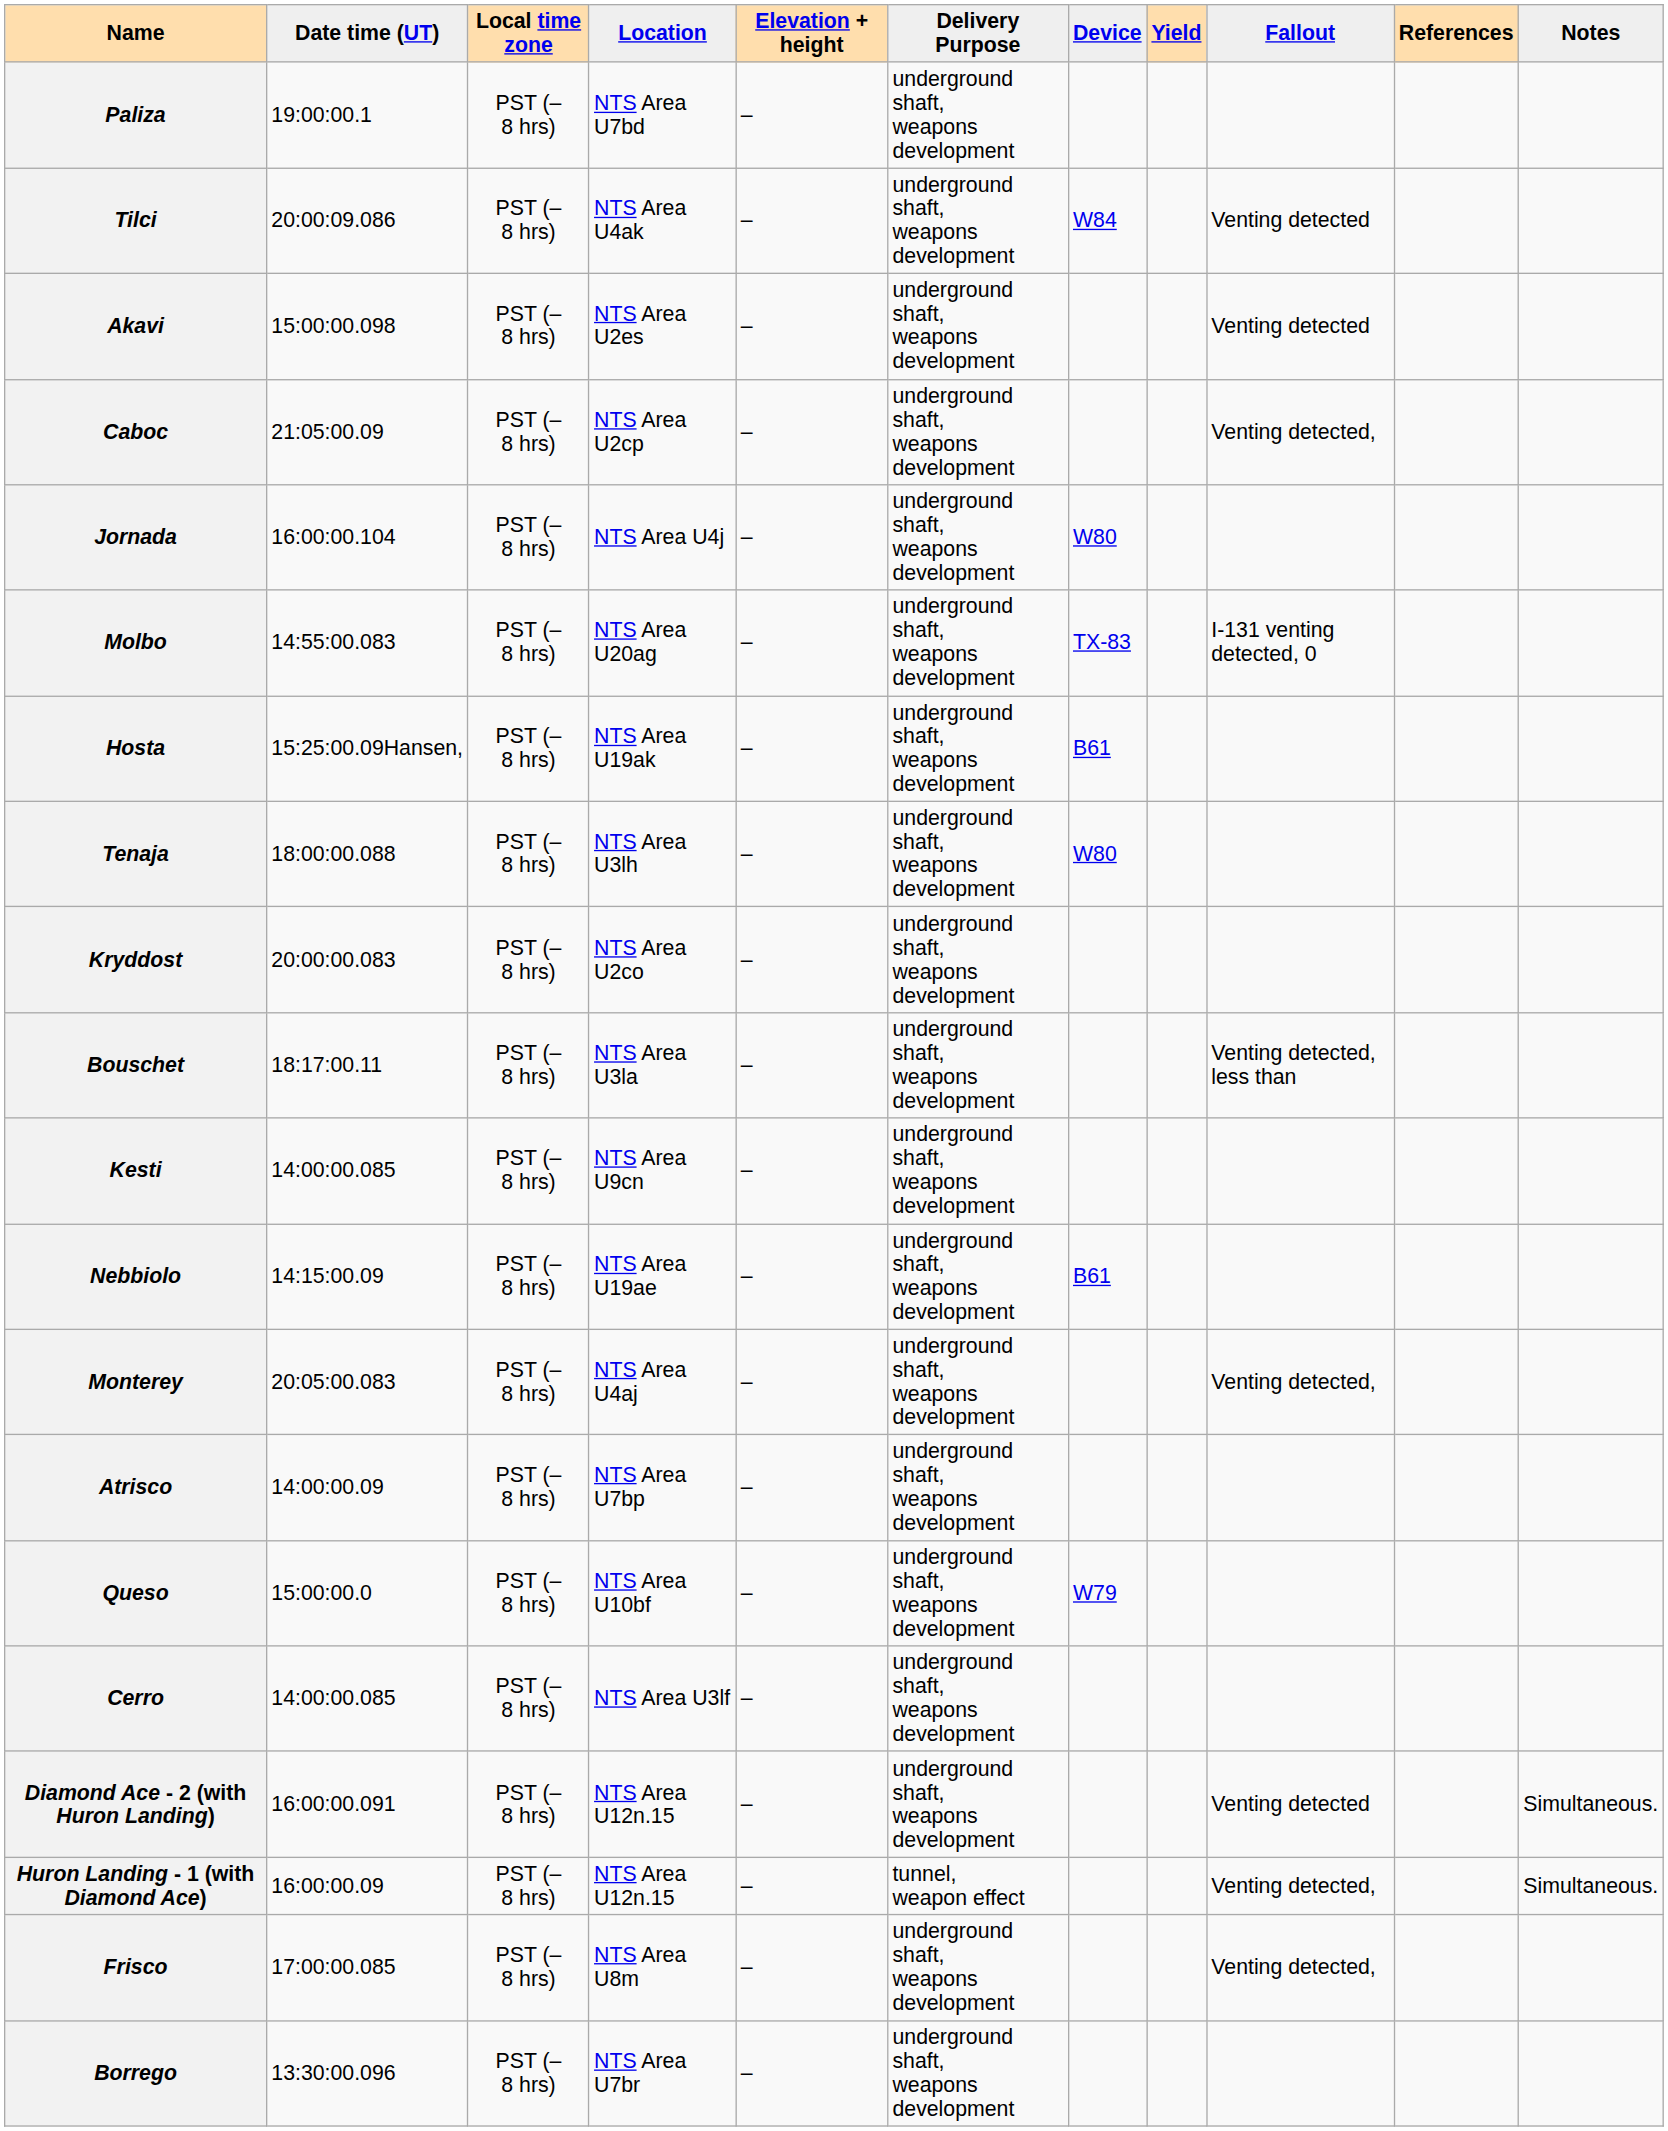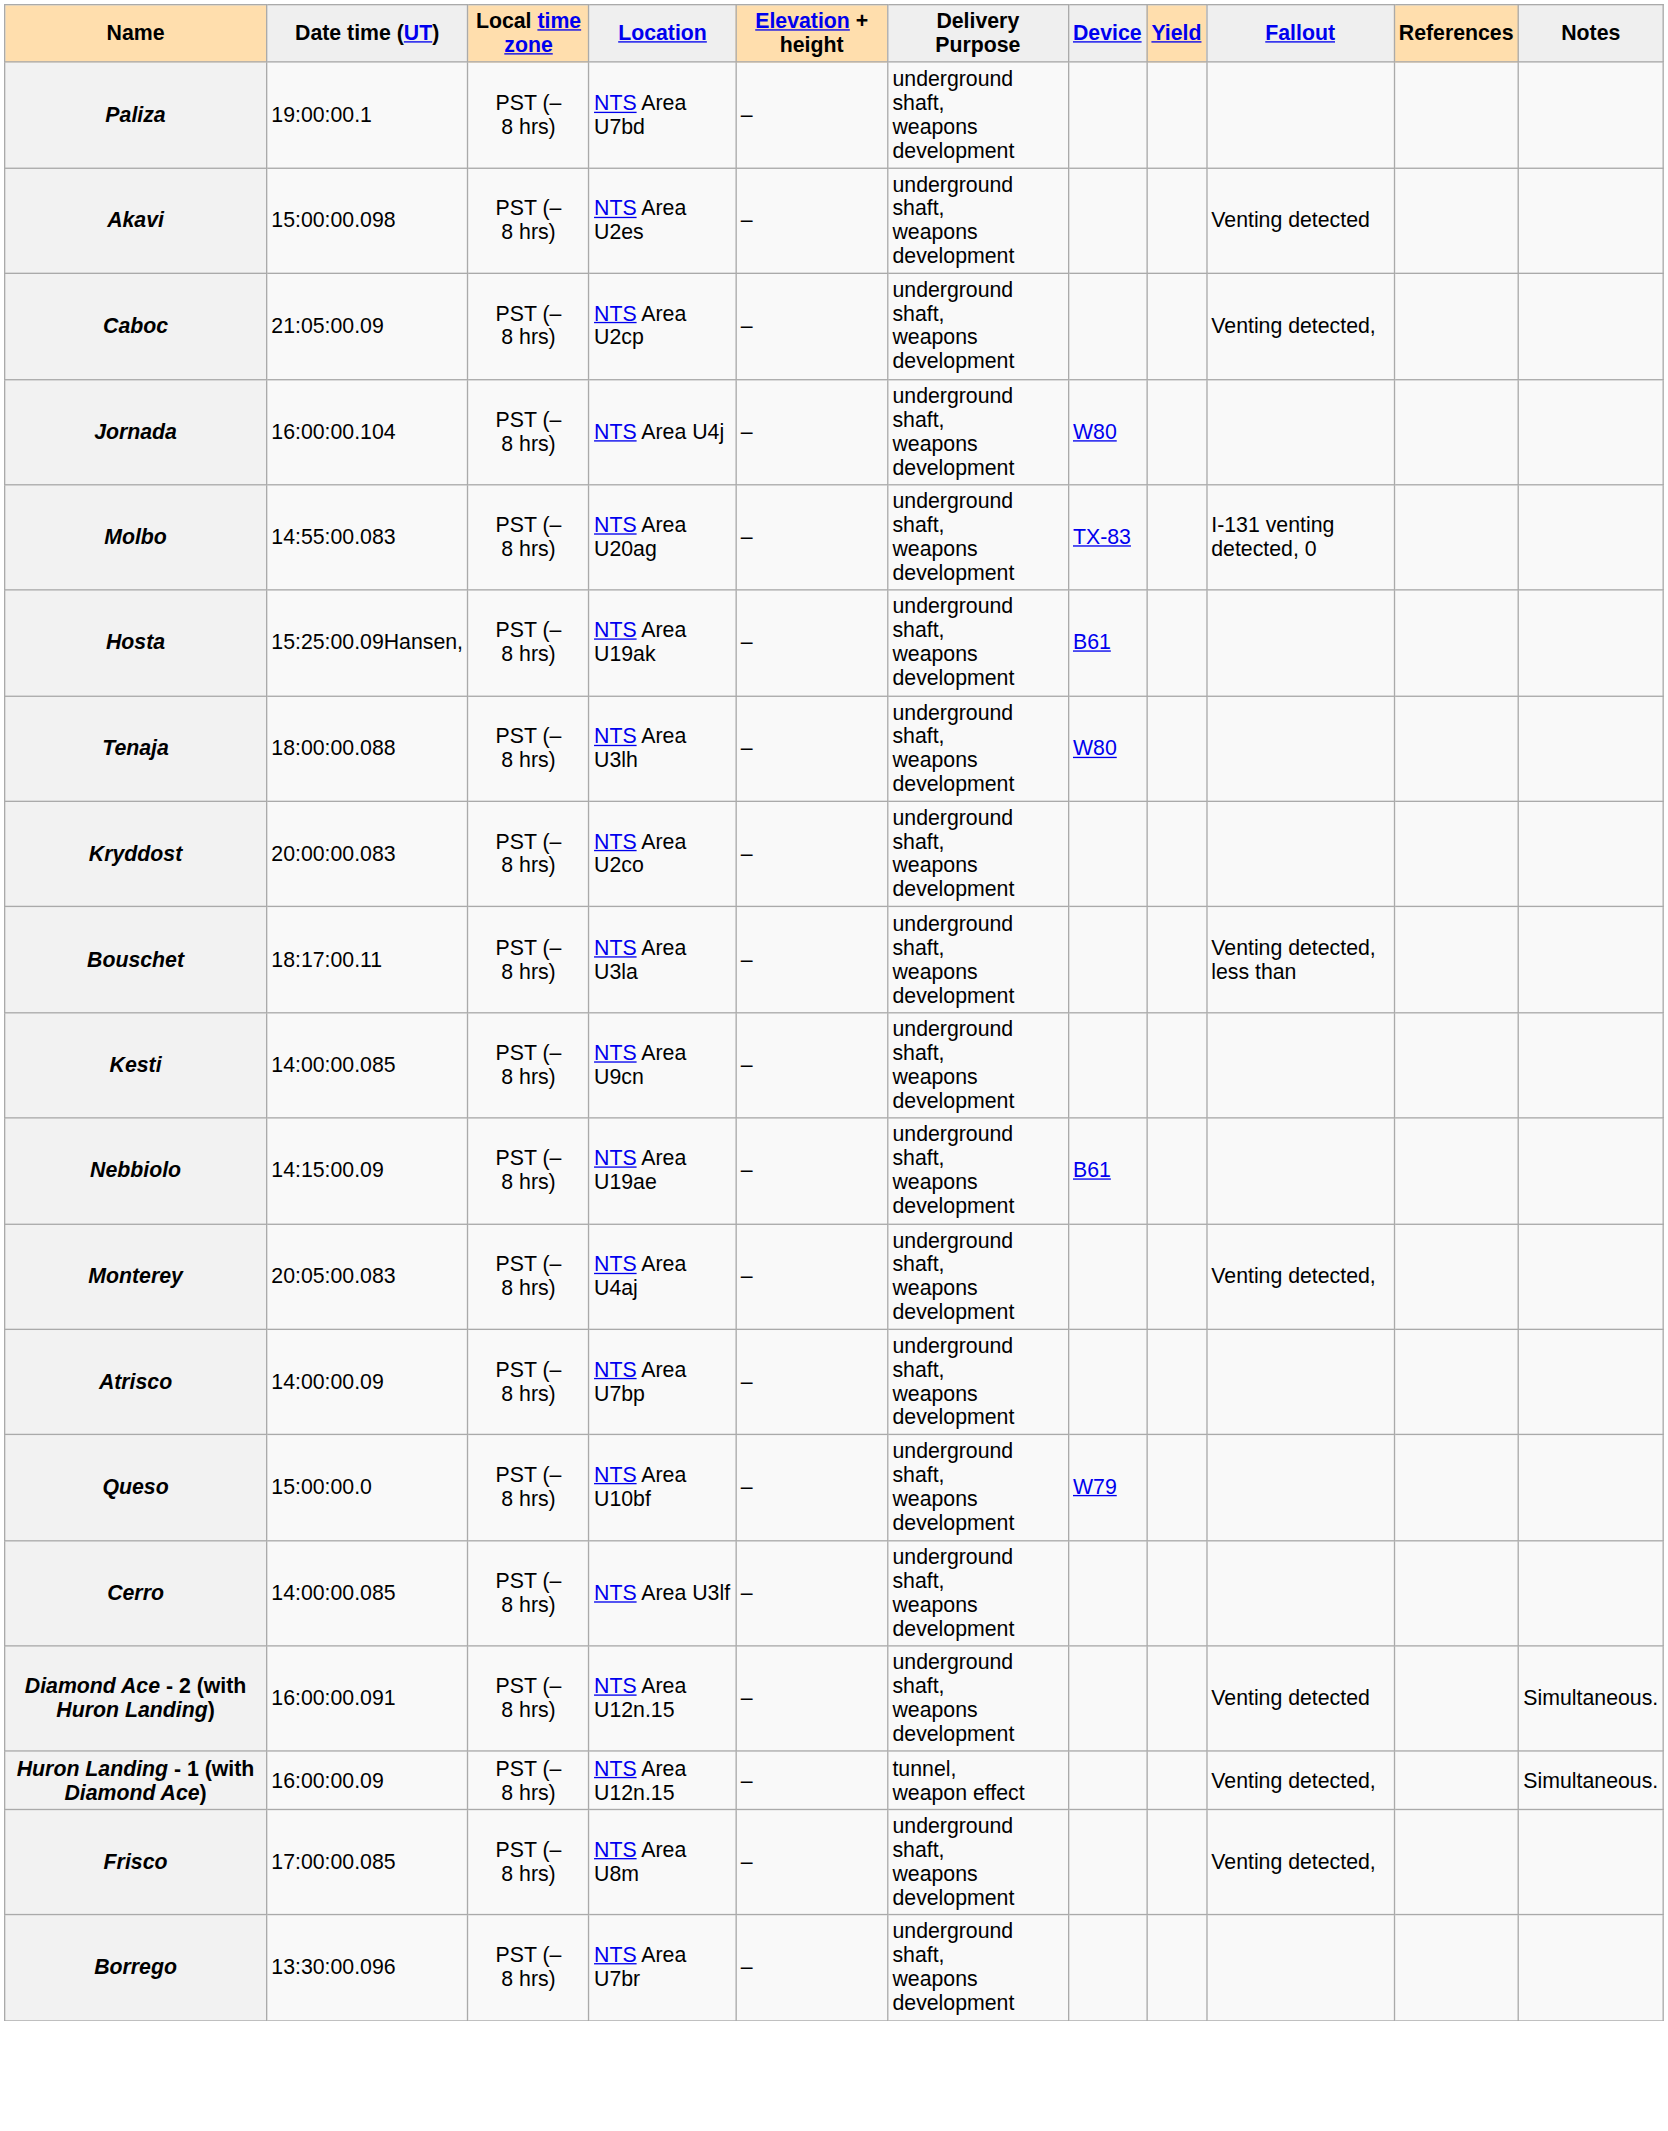- row: (136, 220)
